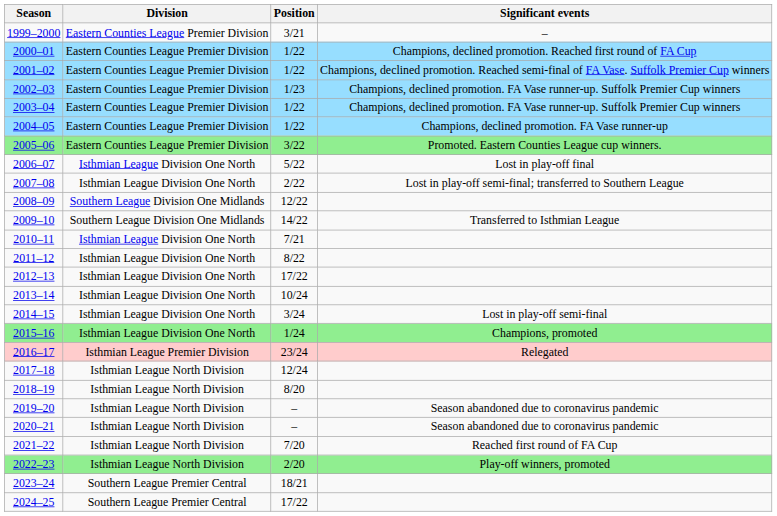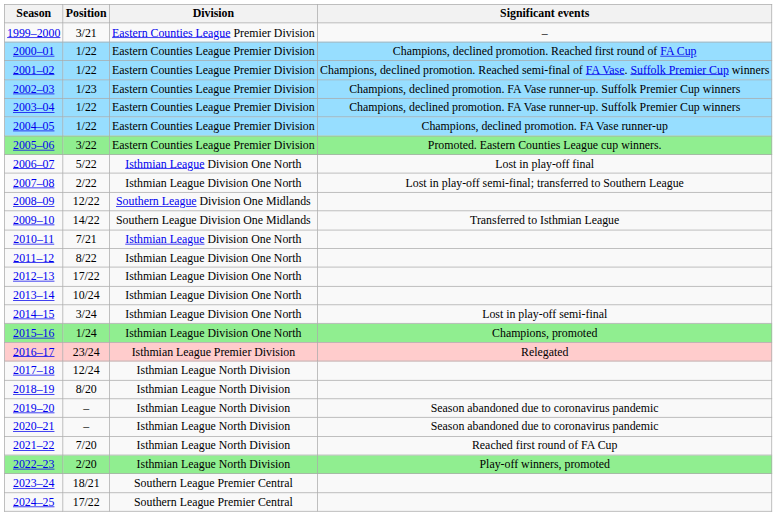columns swapped: (167, 13) <-> (294, 13)
